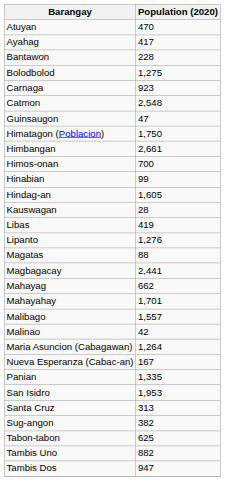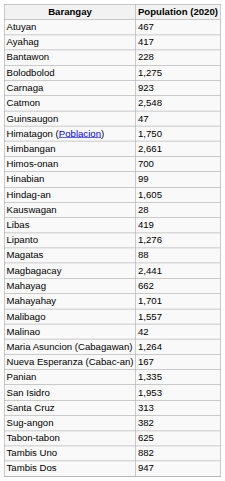(146, 27) 470 -> (146, 27) 467
